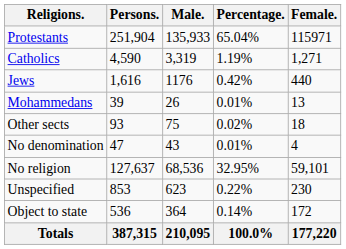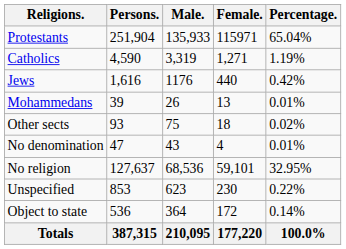columns swapped: (314, 15) <-> (251, 15)
